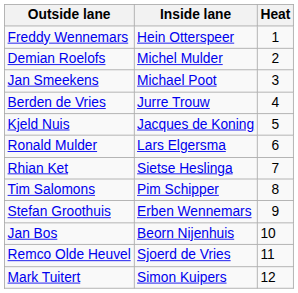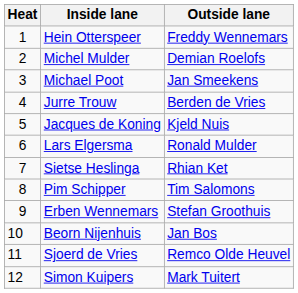columns swapped: (275, 15) <-> (69, 15)
